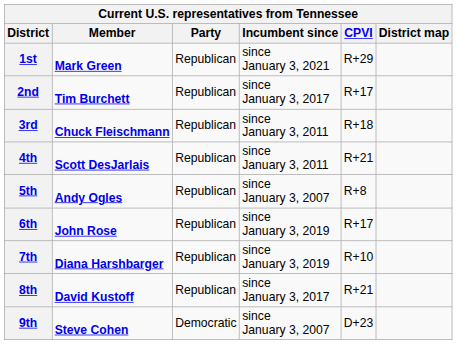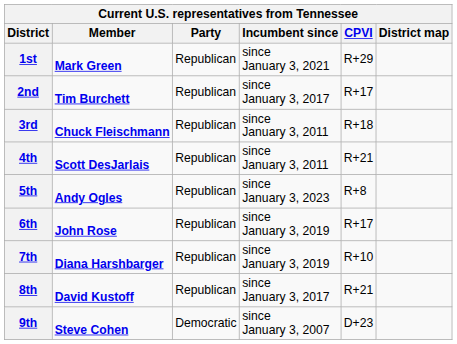(286, 191) since January 3, 2007 -> (286, 191) since January 3, 2023
